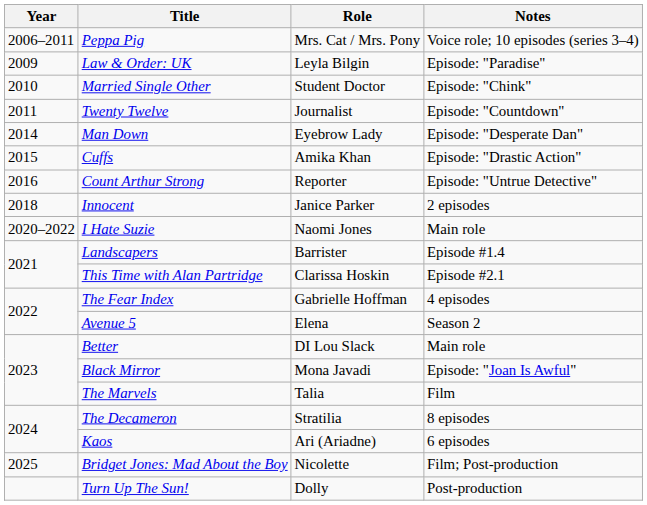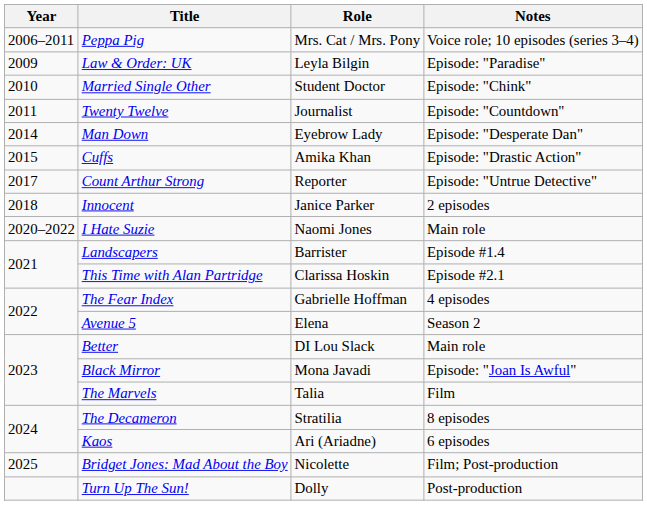(23, 181) 2016 -> (23, 181) 2017
